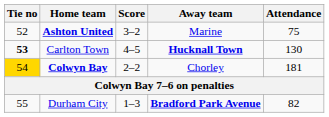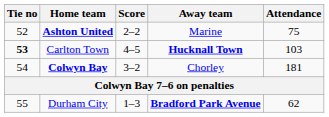(132, 31) 3–2 -> (132, 31) 2–2
(294, 49) 130 -> (294, 49) 103
(22, 67) gold background -> (22, 67) no background
(132, 67) 2–2 -> (132, 67) 3–2
(294, 103) 82 -> (294, 103) 62
